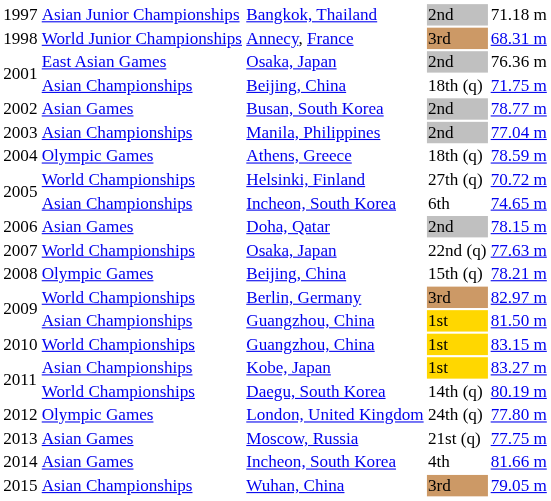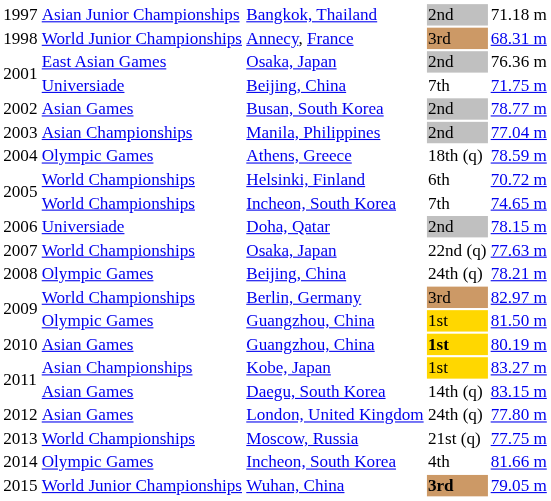(117, 85) Asian Championships -> (83, 85) Universiade
(455, 85) 18th (q) -> (439, 85) 7th
(455, 179) 27th (q) -> (439, 179) 6th
(117, 203) Asian Championships -> (118, 203) World Championships
(439, 203) 6th -> (439, 203) 7th
(88, 226) Asian Games -> (83, 226) Universiade
(455, 273) 15th (q) -> (455, 273) 24th (q)
(117, 320) Asian Championships -> (98, 320) Olympic Games
(118, 344) World Championships -> (88, 344) Asian Games
(438, 344) normal -> (438, 344) bold
(519, 344) 83.15 m -> (519, 344) 80.19 m
(118, 391) World Championships -> (88, 391) Asian Games
(519, 391) 80.19 m -> (519, 391) 83.15 m
(98, 414) Olympic Games -> (88, 414) Asian Games
(88, 438) Asian Games -> (118, 438) World Championships
(88, 462) Asian Games -> (98, 462) Olympic Games
(117, 485) Asian Championships -> (142, 485) World Junior Championships
(439, 485) normal -> (441, 485) bold
